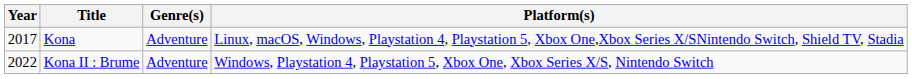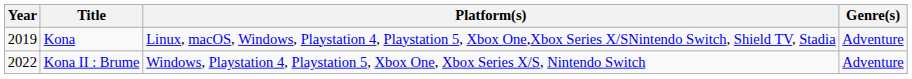columns swapped: (559, 16) <-> (177, 16)
(22, 39) 2017 -> (22, 39) 2019
